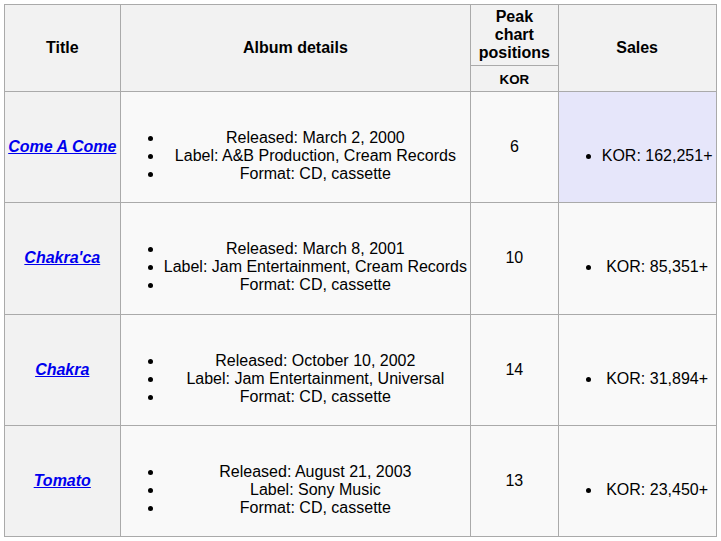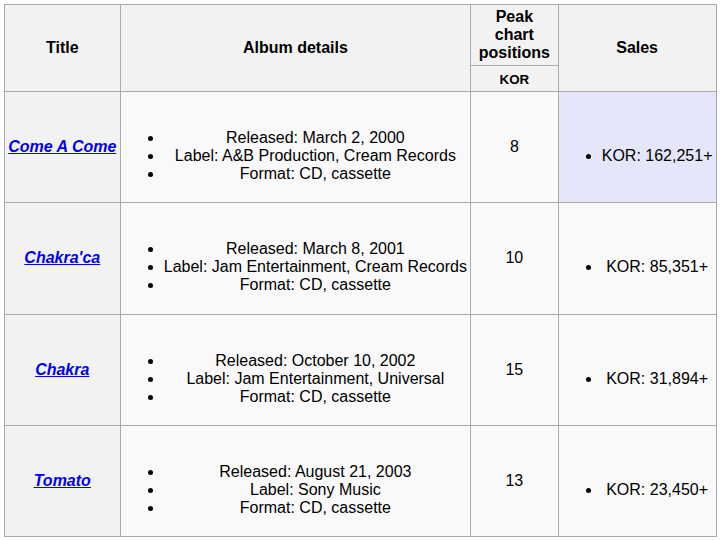(514, 146) 6 -> (514, 146) 8
(514, 369) 14 -> (514, 369) 15
